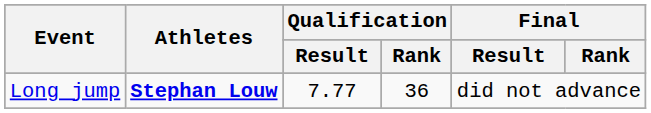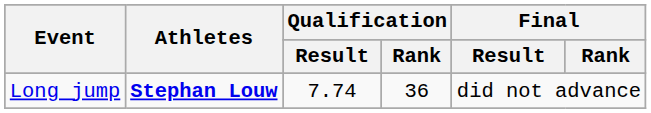(332, 91) 7.77 -> (332, 91) 7.74
